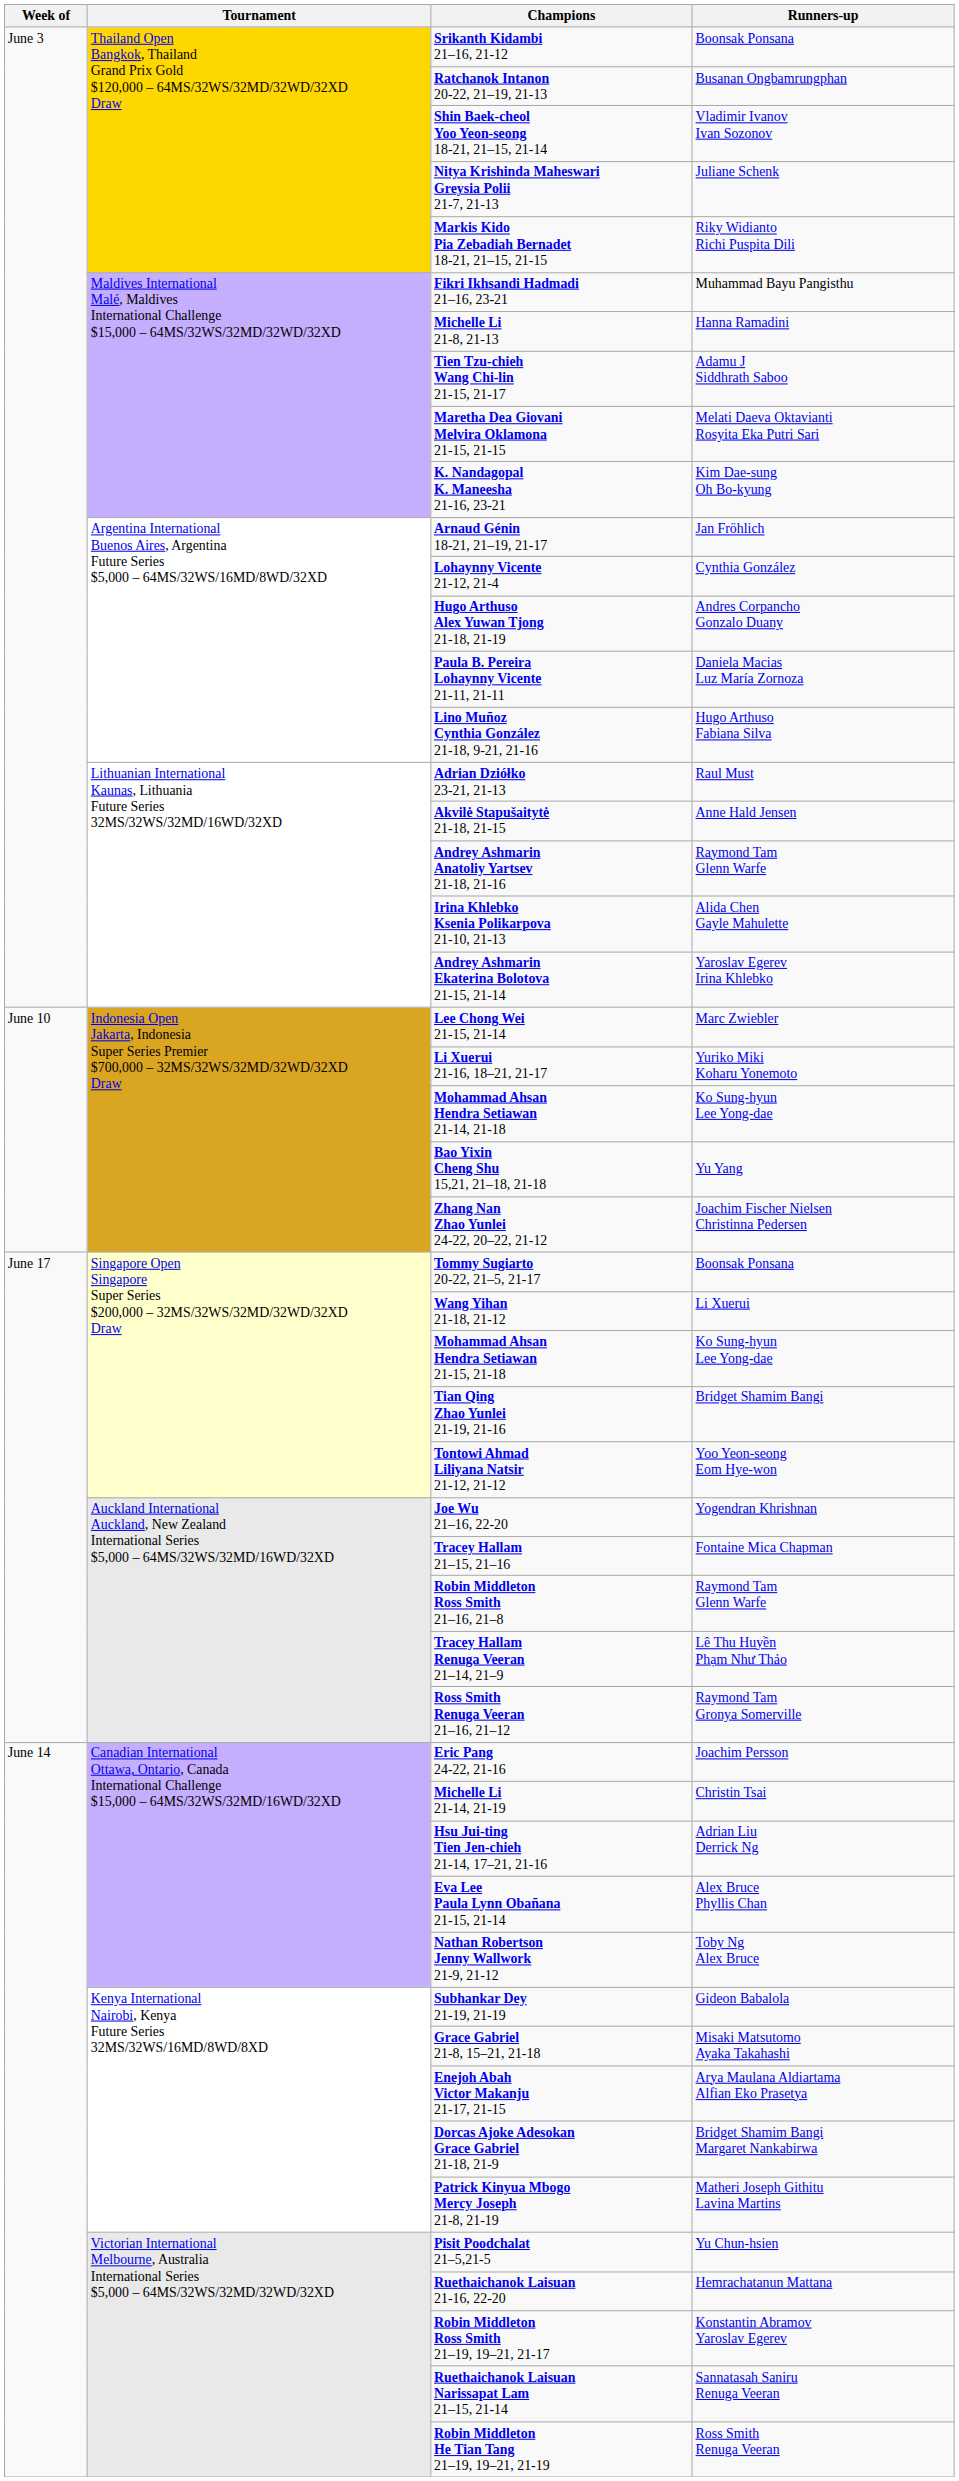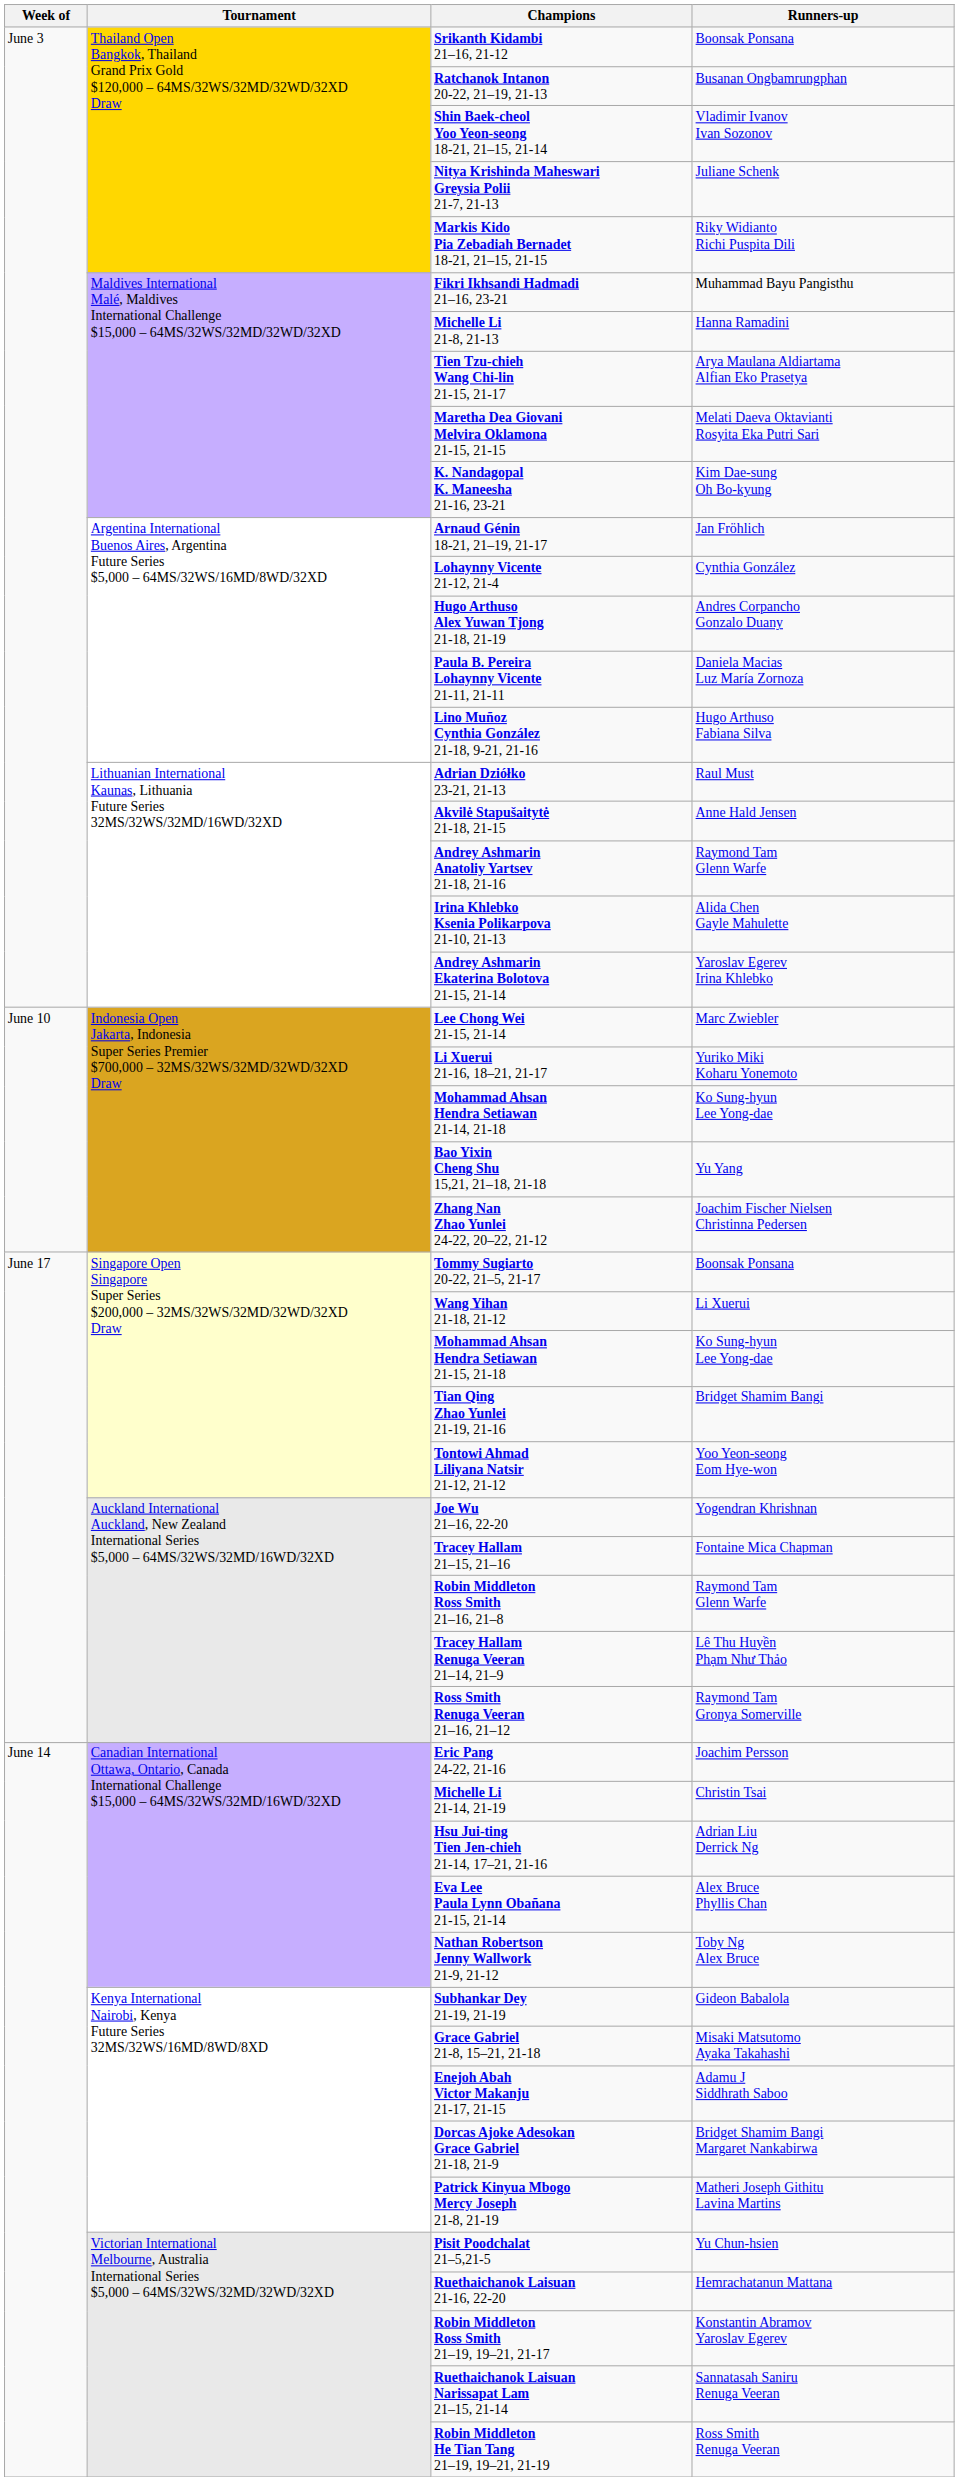(742, 369) Adamu J Siddhrath Saboo -> (768, 369) Arya Maulana Aldiartama Alfian Eko Prasetya
(768, 2084) Arya Maulana Aldiartama Alfian Eko Prasetya -> (742, 2084) Adamu J Siddhrath Saboo
